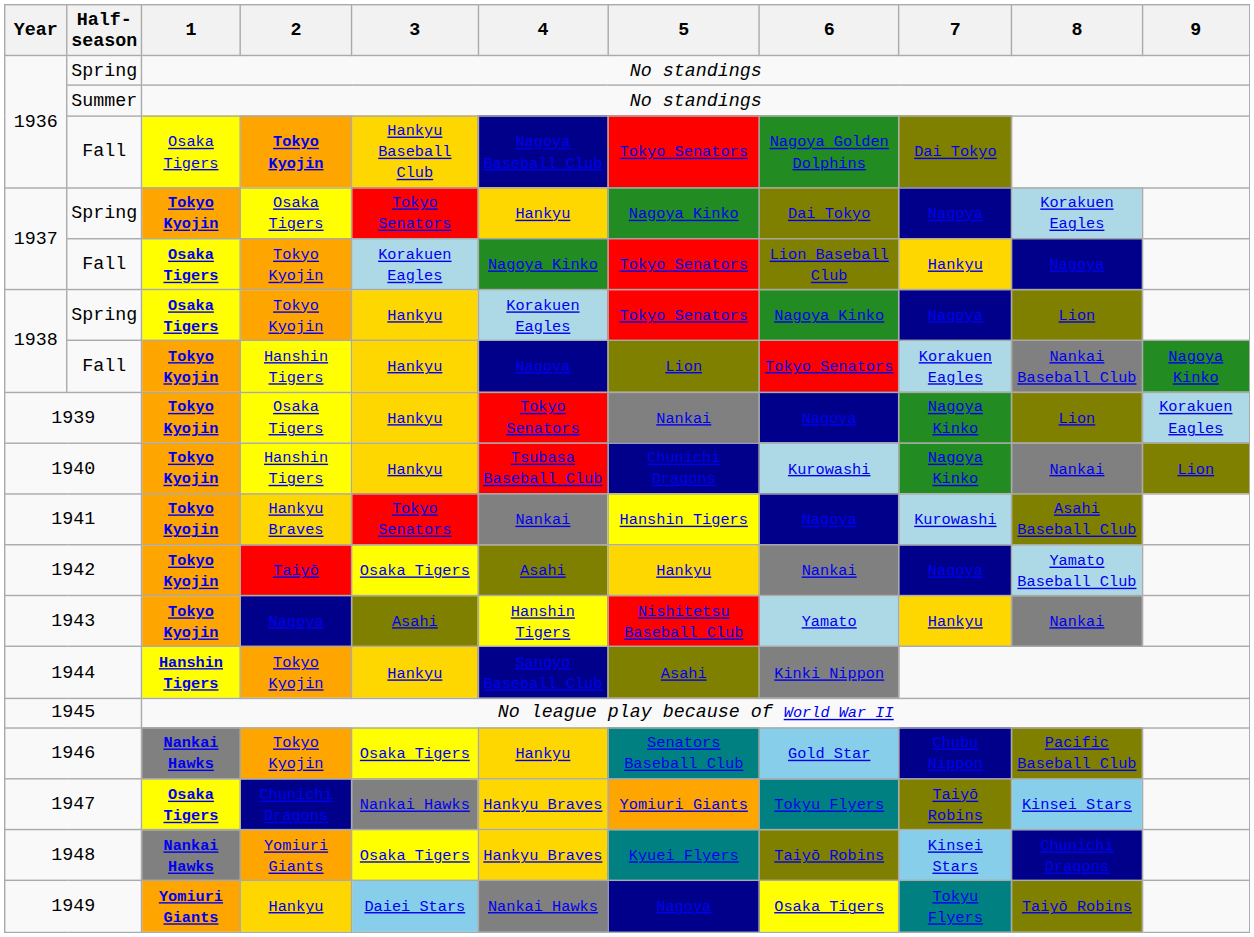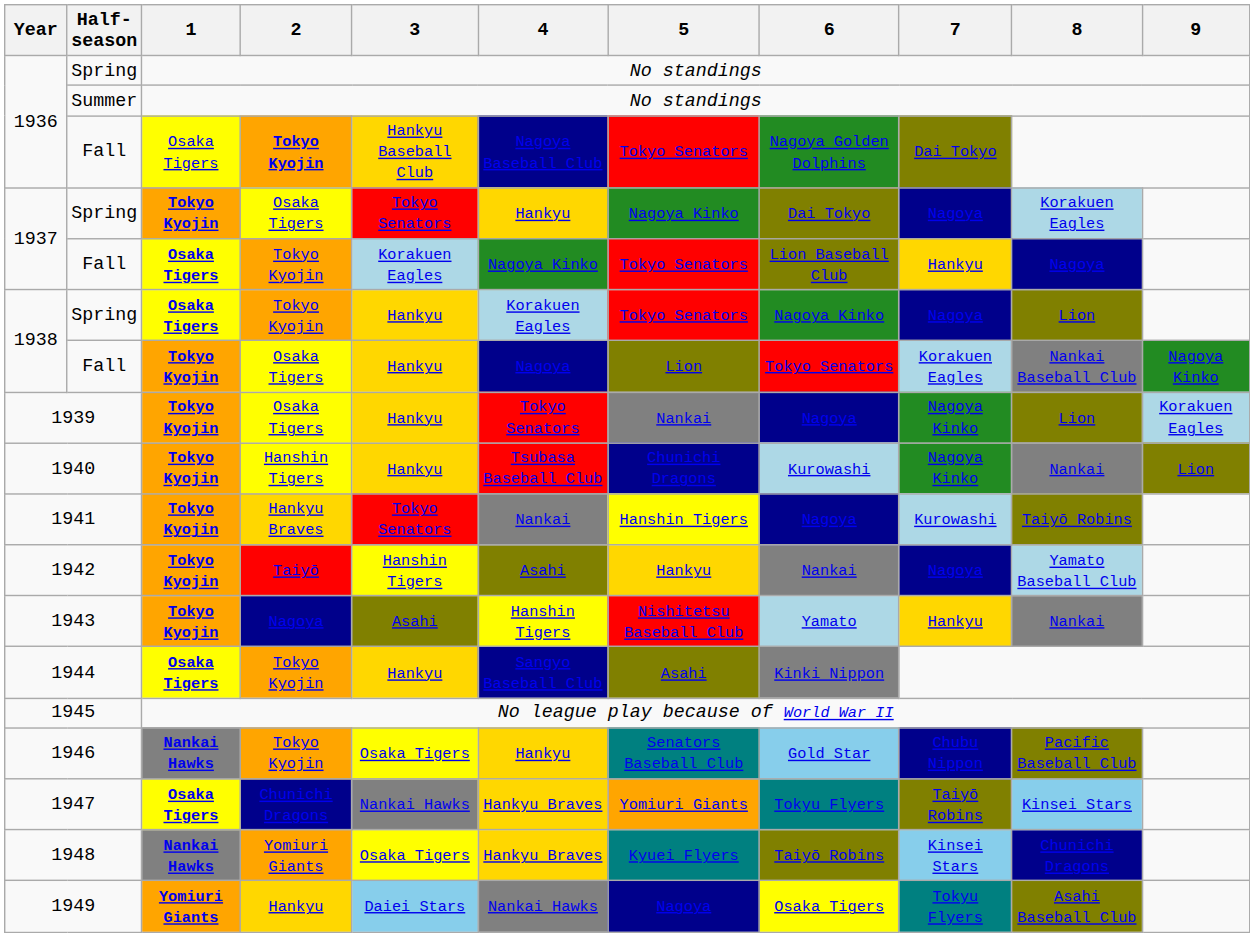(296, 367) Hanshin Tigers -> (296, 367) Osaka Tigers
(1077, 520) Asahi Baseball Club -> (1077, 520) Taiyō Robins
(415, 571) Osaka Tigers -> (415, 571) Hanshin Tigers
(191, 673) Hanshin Tigers -> (191, 673) Osaka Tigers
(1077, 907) Taiyō Robins -> (1077, 907) Asahi Baseball Club
